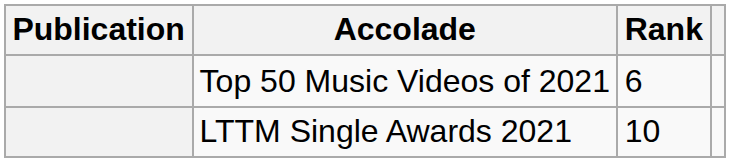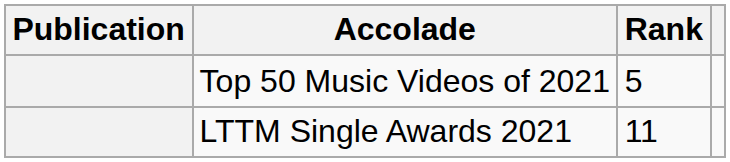(634, 80) 6 -> (634, 80) 5
(642, 131) 10 -> (641, 131) 11
